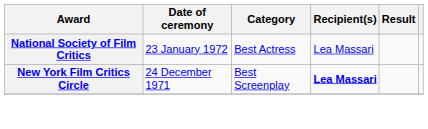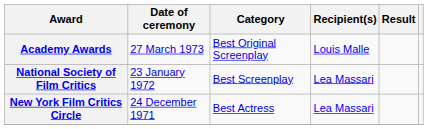+ row: (66, 49)
(265, 49) Best Actress -> (253, 79) Best Screenplay
(262, 79) Best Screenplay -> (244, 109) Best Actress
(345, 79) bold -> (344, 109) normal
